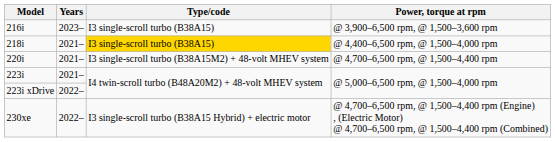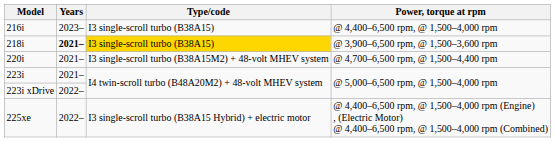(415, 28) @ 3,900–6,500 rpm, @ 1,500–3,600 rpm -> (415, 28) @ 4,400–6,500 rpm, @ 1,500–4,000 rpm
(71, 43) normal -> (71, 43) bold
(415, 43) @ 4,400–6,500 rpm, @ 1,500–4,000 rpm -> (415, 43) @ 3,900–6,500 rpm, @ 1,500–3,600 rpm
+ row: (19, 117)
- row: (19, 117)
